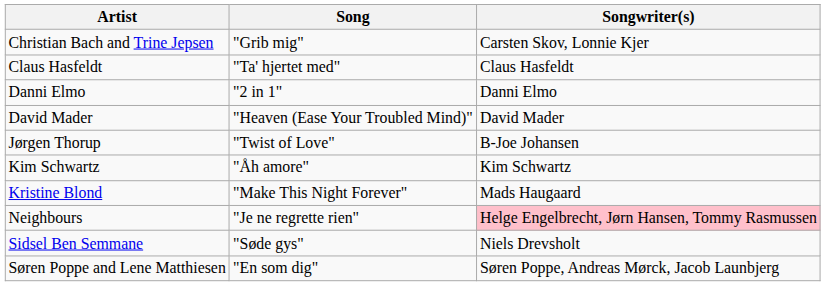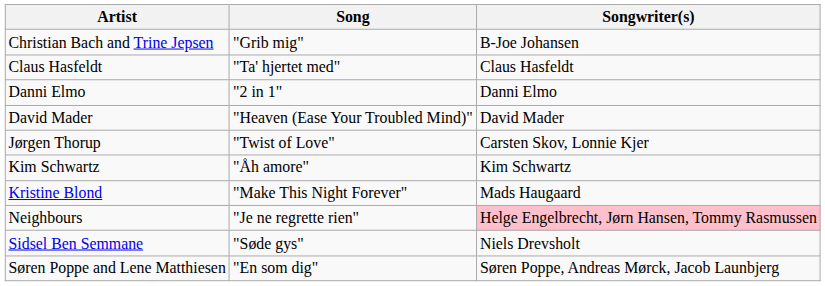(564, 42) Carsten Skov, Lonnie Kjer -> (529, 42) B-Joe Johansen
(529, 142) B-Joe Johansen -> (564, 142) Carsten Skov, Lonnie Kjer
